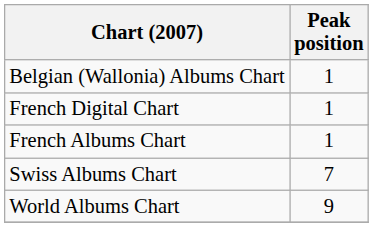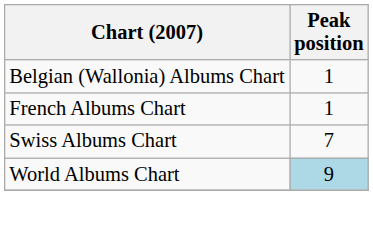- row: (94, 108)
(329, 206) no background -> (329, 173) lightblue background
